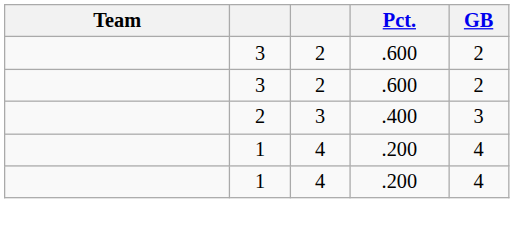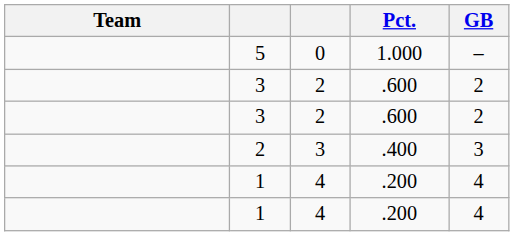+ row: (260, 52)
